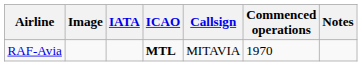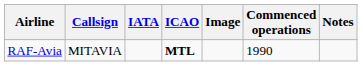columns swapped: (85, 22) <-> (213, 22)
(259, 50) 1970 -> (259, 50) 1990
